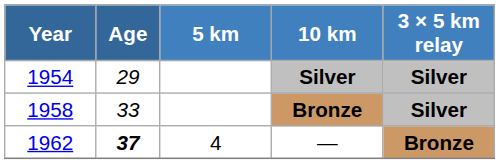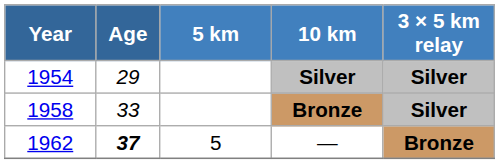(216, 143) 4 -> (216, 143) 5
